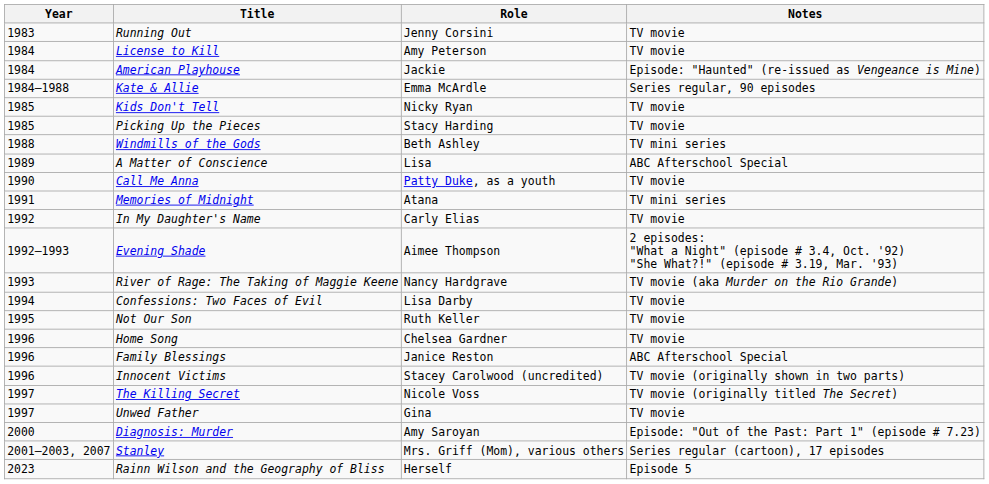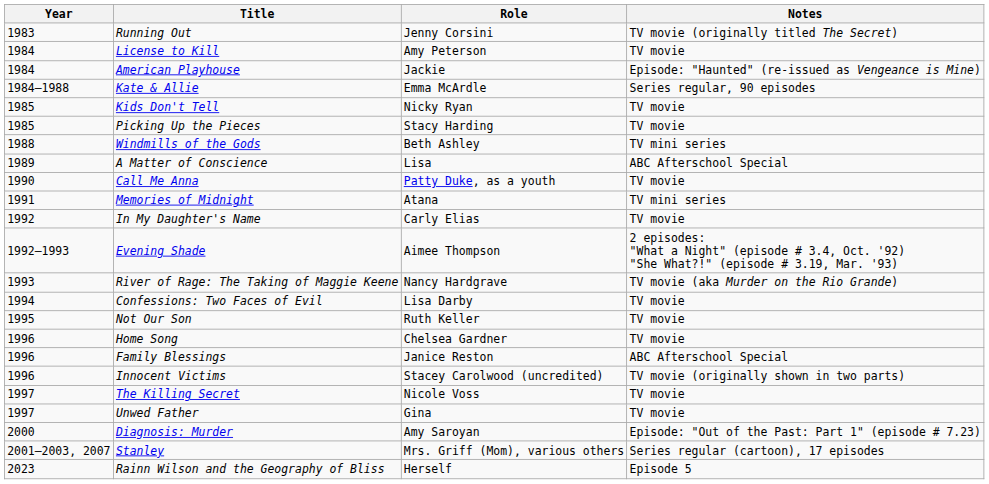(657, 32) TV movie -> (764, 32) TV movie (originally titled The Secret)
(764, 394) TV movie (originally titled The Secret) -> (657, 394) TV movie
